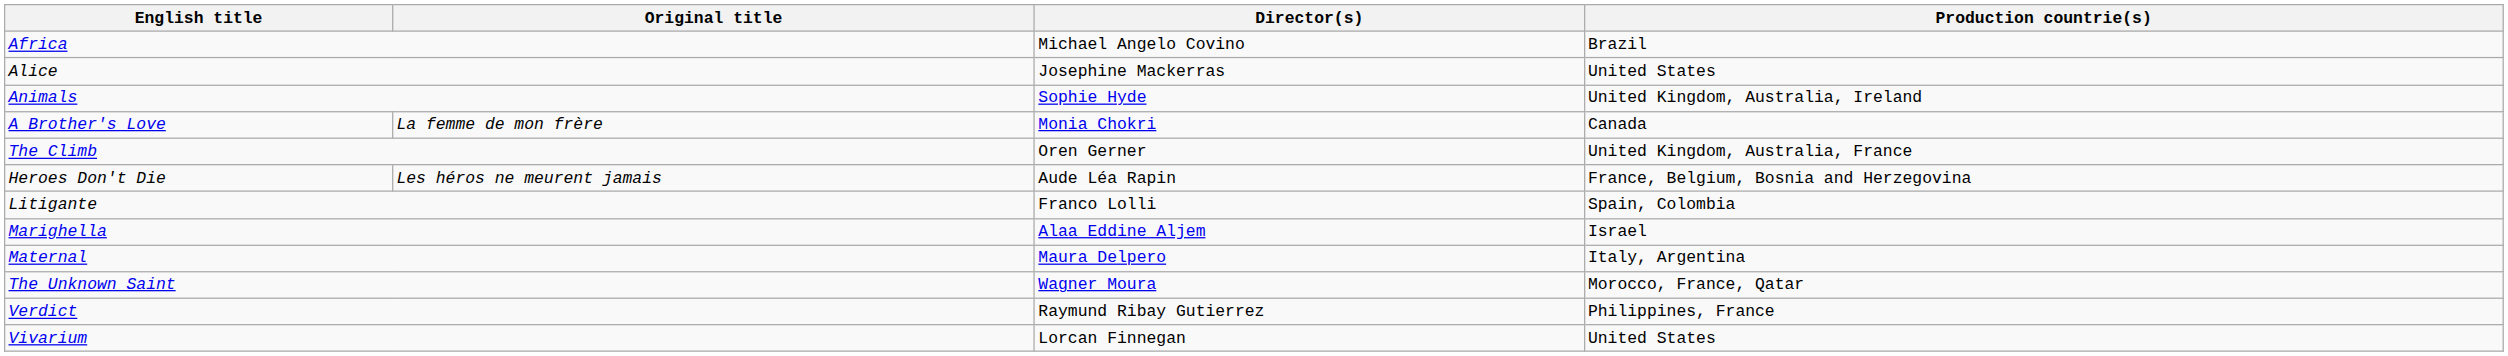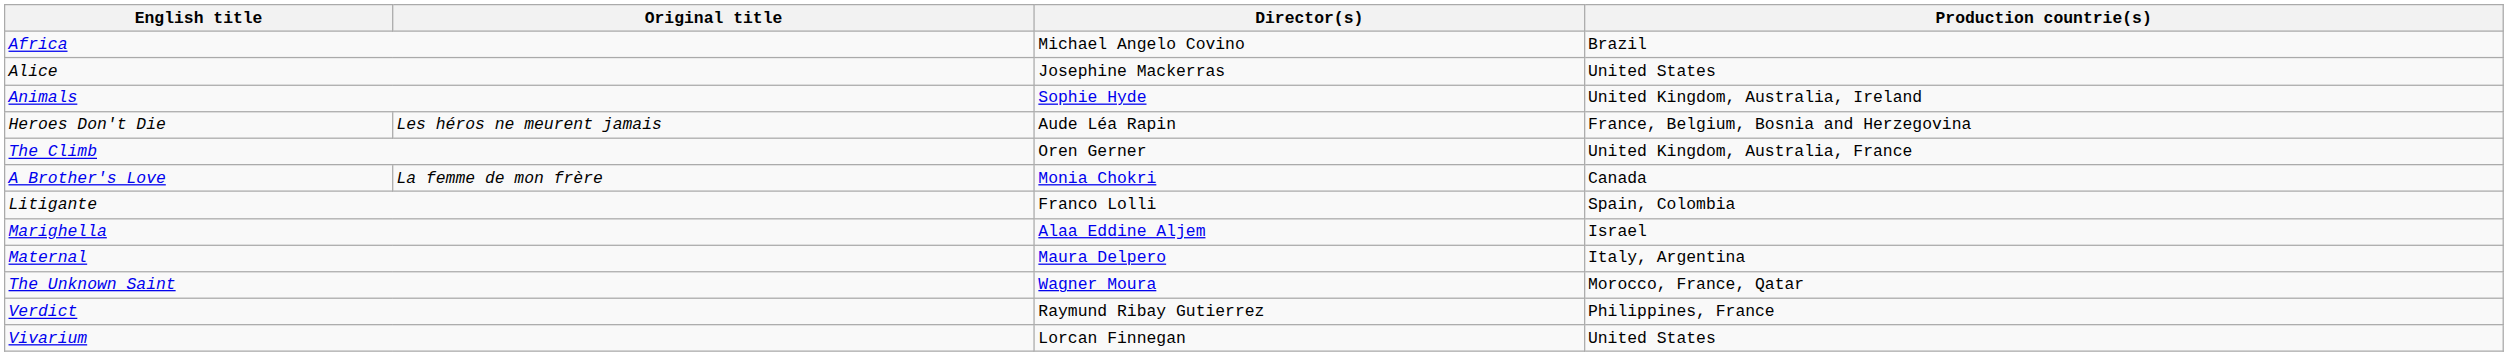rows swapped: (87, 125) <-> (87, 178)
